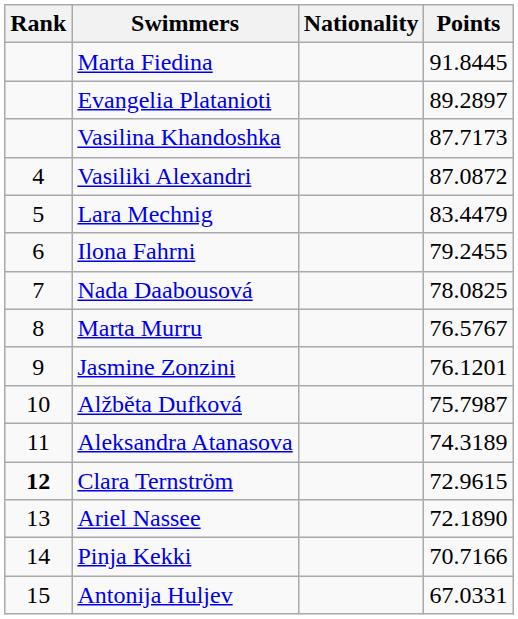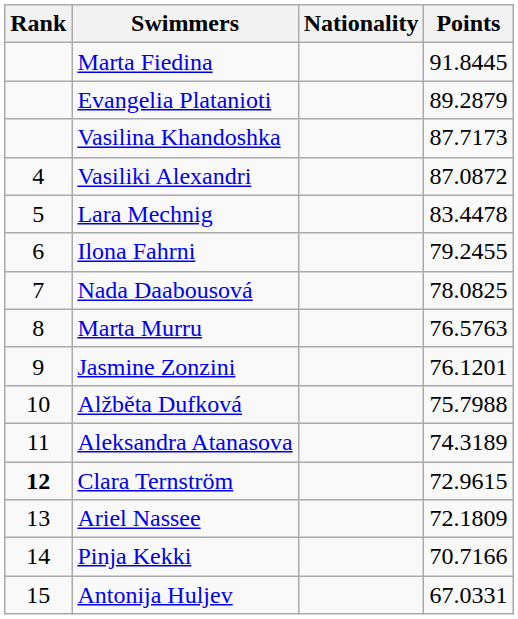(468, 99) 89.2897 -> (468, 99) 89.2879
(468, 213) 83.4479 -> (468, 213) 83.4478
(468, 328) 76.5767 -> (468, 328) 76.5763
(468, 404) 75.7987 -> (468, 404) 75.7988
(468, 518) 72.1890 -> (468, 518) 72.1809
